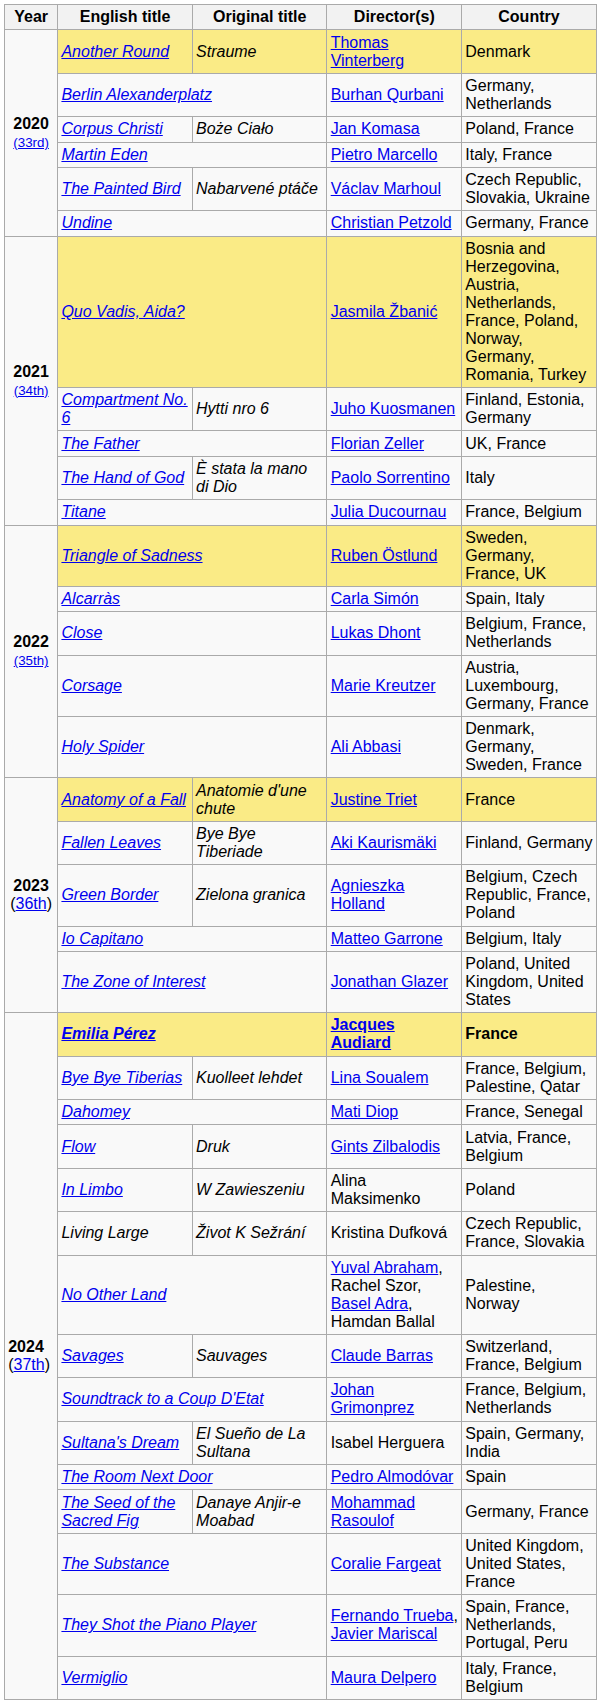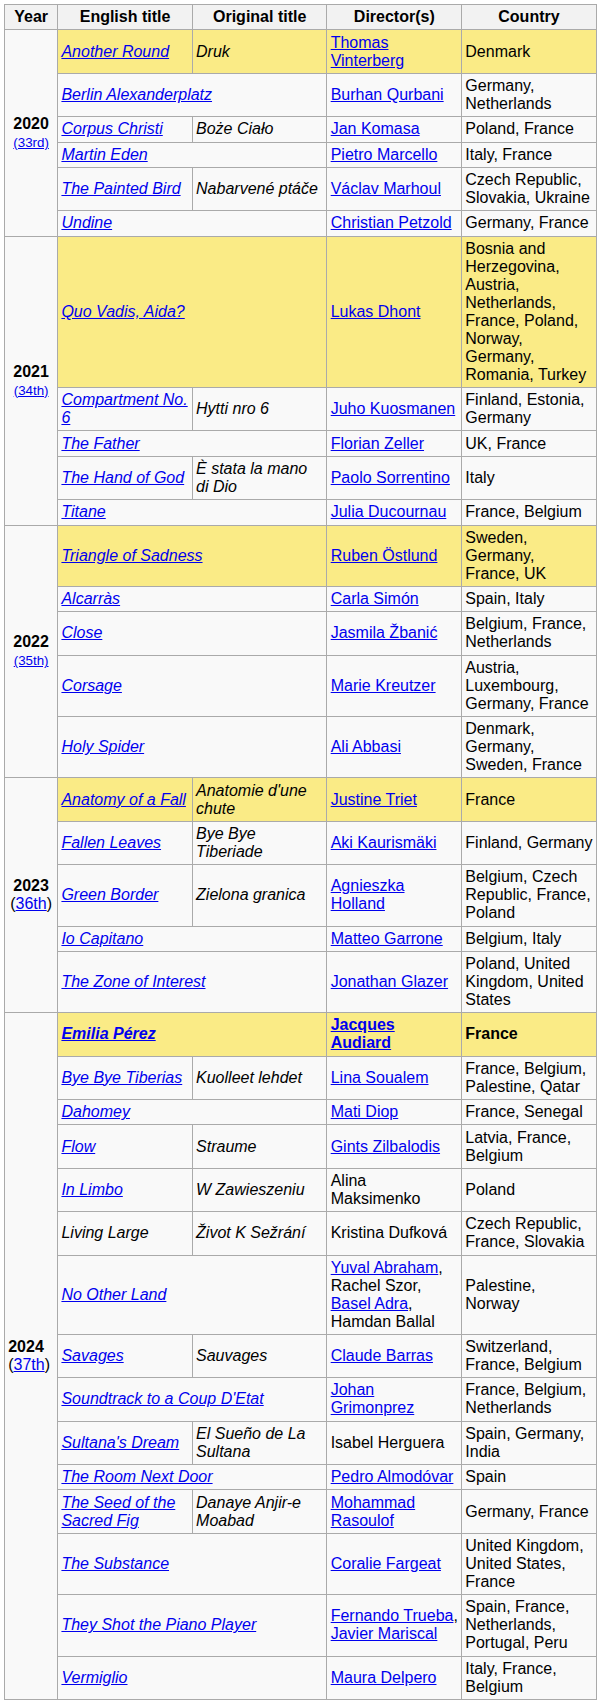(226, 51) Straume -> (213, 51) Druk
(384, 311) Jasmila Žbanić -> (376, 311) Lukas Dhont
(376, 633) Lukas Dhont -> (384, 633) Jasmila Žbanić
(213, 1146) Druk -> (226, 1146) Straume
